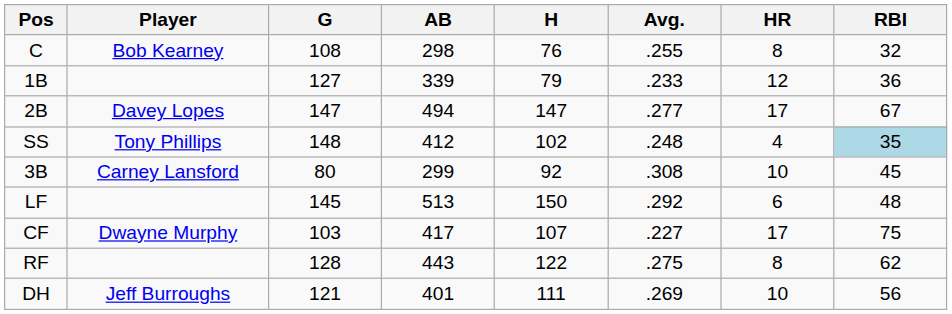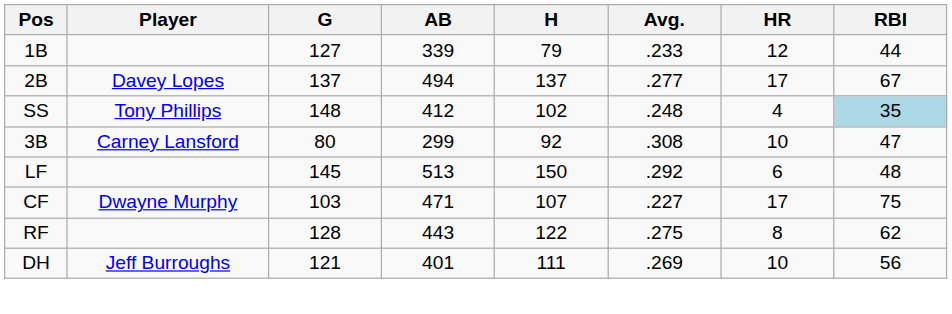- row: (36, 50)
(891, 80) 36 -> (891, 50) 44
(325, 111) 147 -> (325, 80) 137
(551, 111) 147 -> (551, 80) 137
(891, 171) 45 -> (891, 141) 47
(438, 232) 417 -> (438, 202) 471
